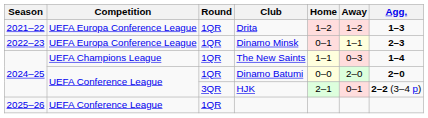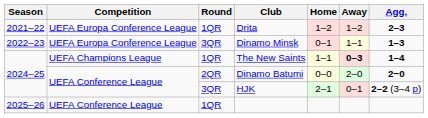(396, 27) 1–3 -> (396, 27) 2–3
(211, 43) 1QR -> (211, 43) 3QR
(396, 43) 2–3 -> (396, 43) 1–3
(354, 58) normal -> (354, 58) bold
(211, 74) 1QR -> (211, 74) 2QR
